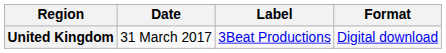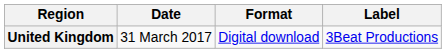columns swapped: (388, 15) <-> (275, 15)
